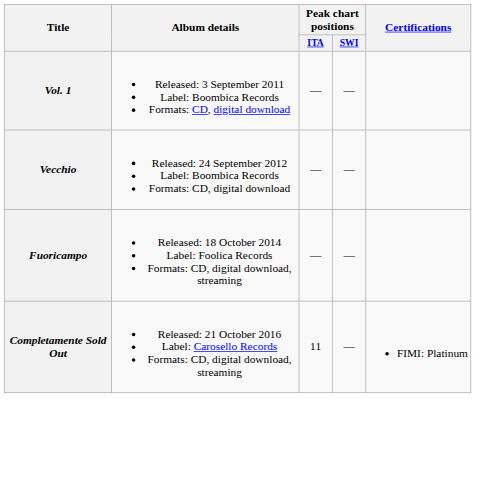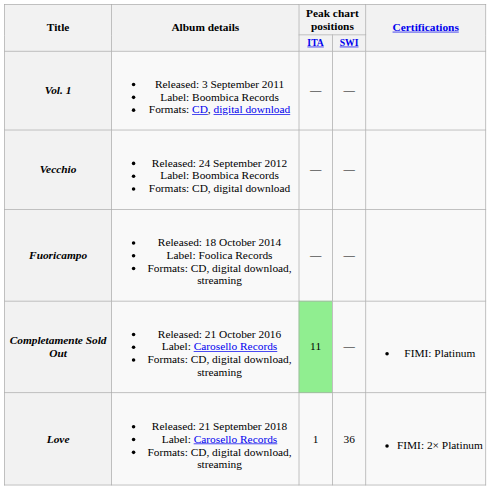(316, 347) no background -> (316, 347) lightgreen background
+ row: (58, 439)
